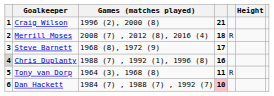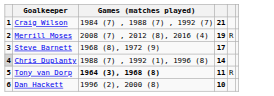- column: (250, 10)
(120, 23) 1996 (2), 2000 (8) -> (147, 23) 1984 (7) , 1988 (7) , 1992 (7)
(221, 35) 18 -> (221, 35) 19
(221, 60) 16 -> (221, 60) 14
(120, 72) normal -> (120, 72) bold
(147, 84) 1984 (7) , 1988 (7) , 1992 (7) -> (120, 84) 1996 (2), 2000 (8)
(221, 84) pink background -> (221, 84) no background
